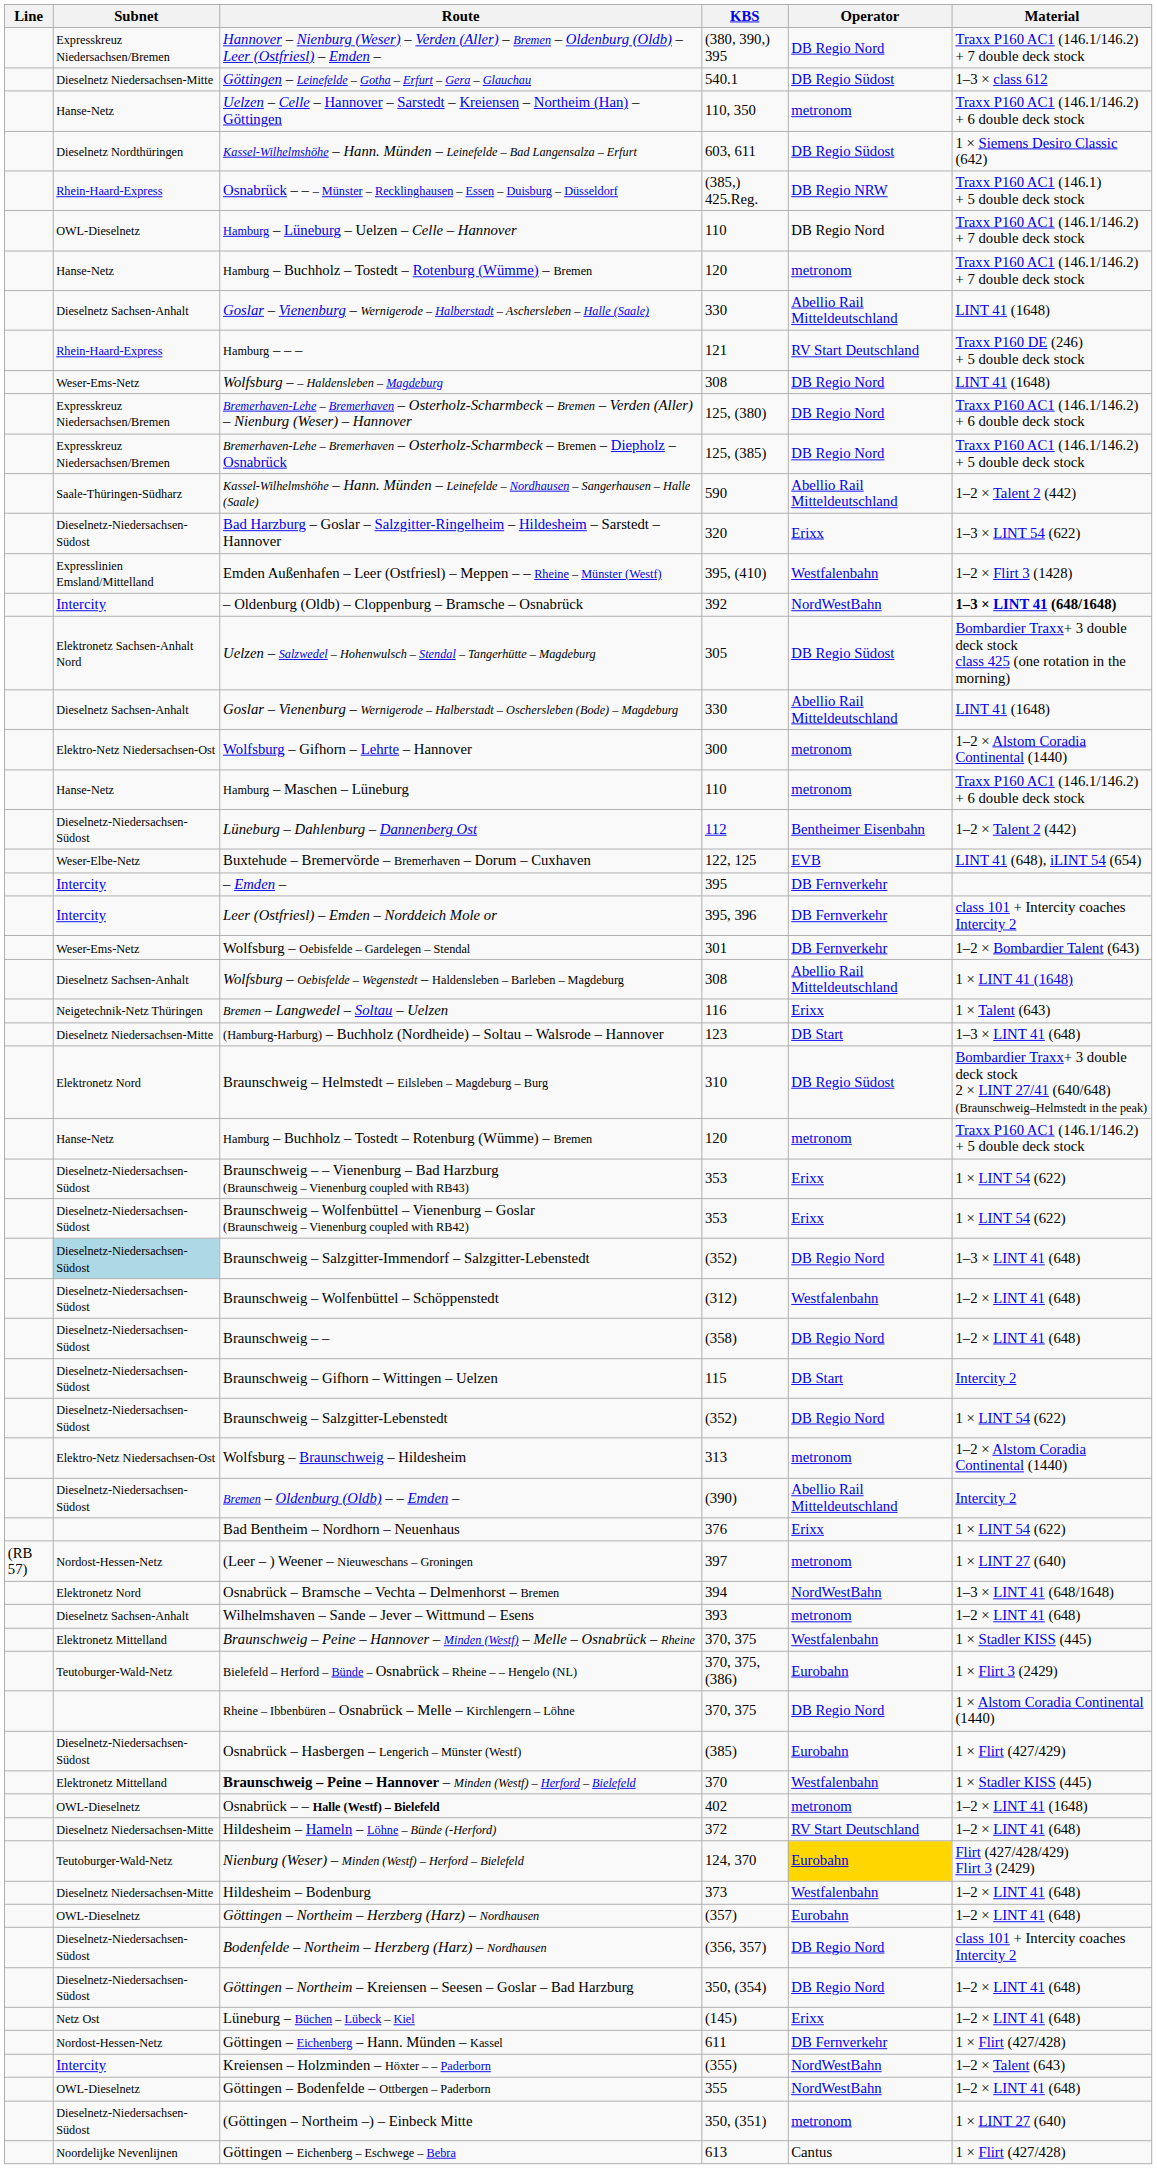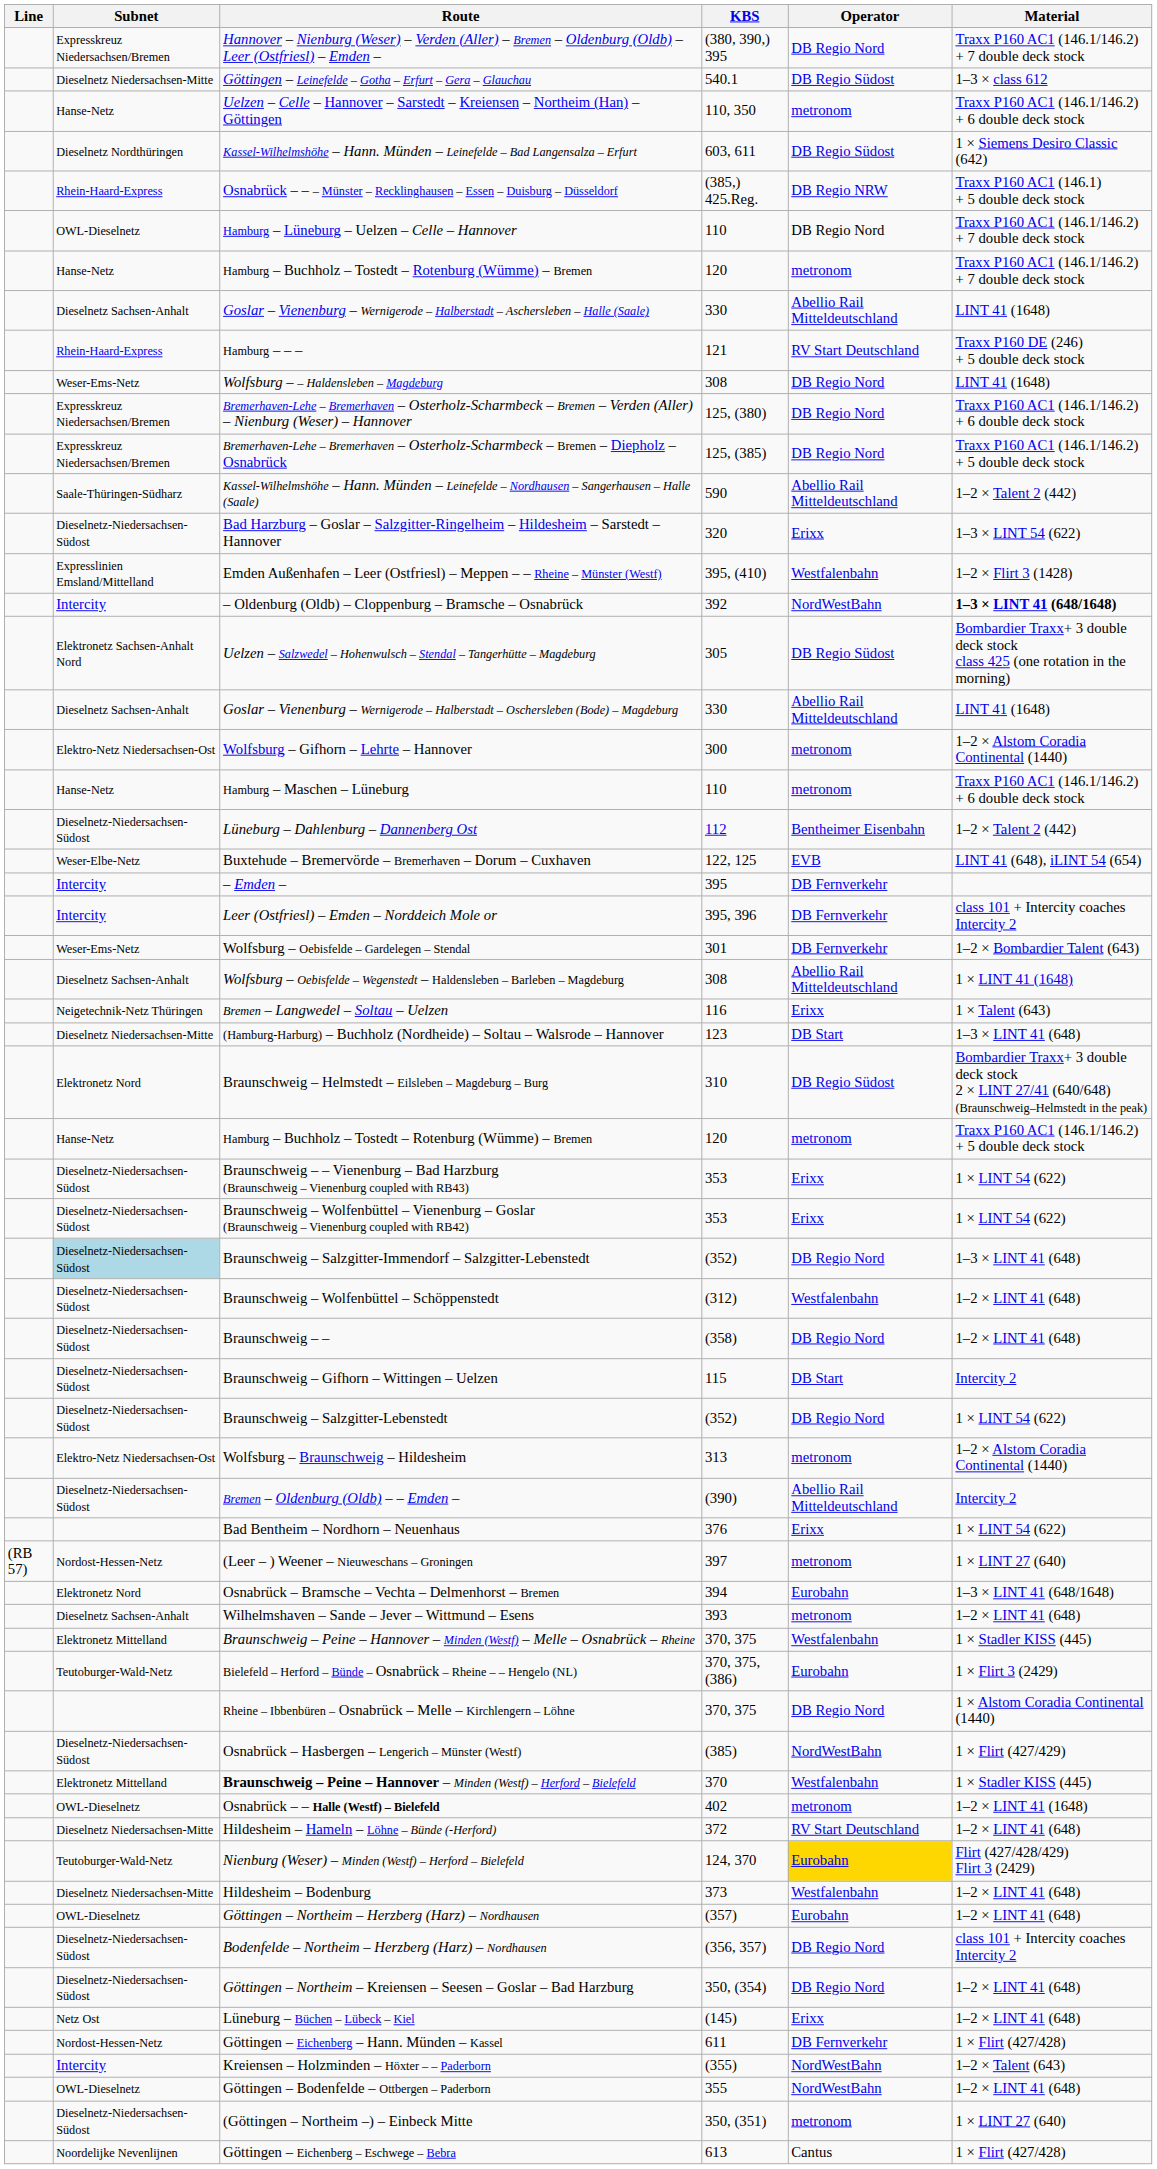(836, 1592) NordWestBahn -> (820, 1592) Eurobahn
(820, 1750) Eurobahn -> (836, 1750) NordWestBahn
